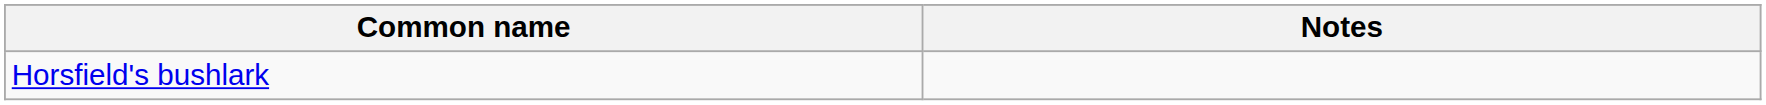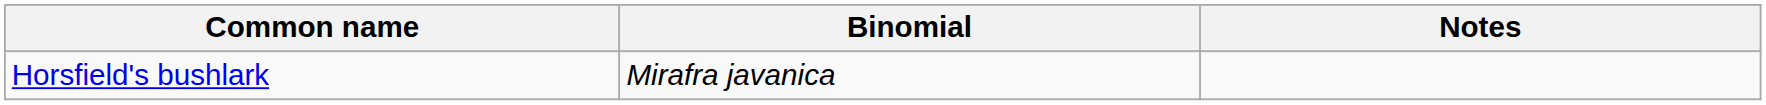+ column: (909, 27)
